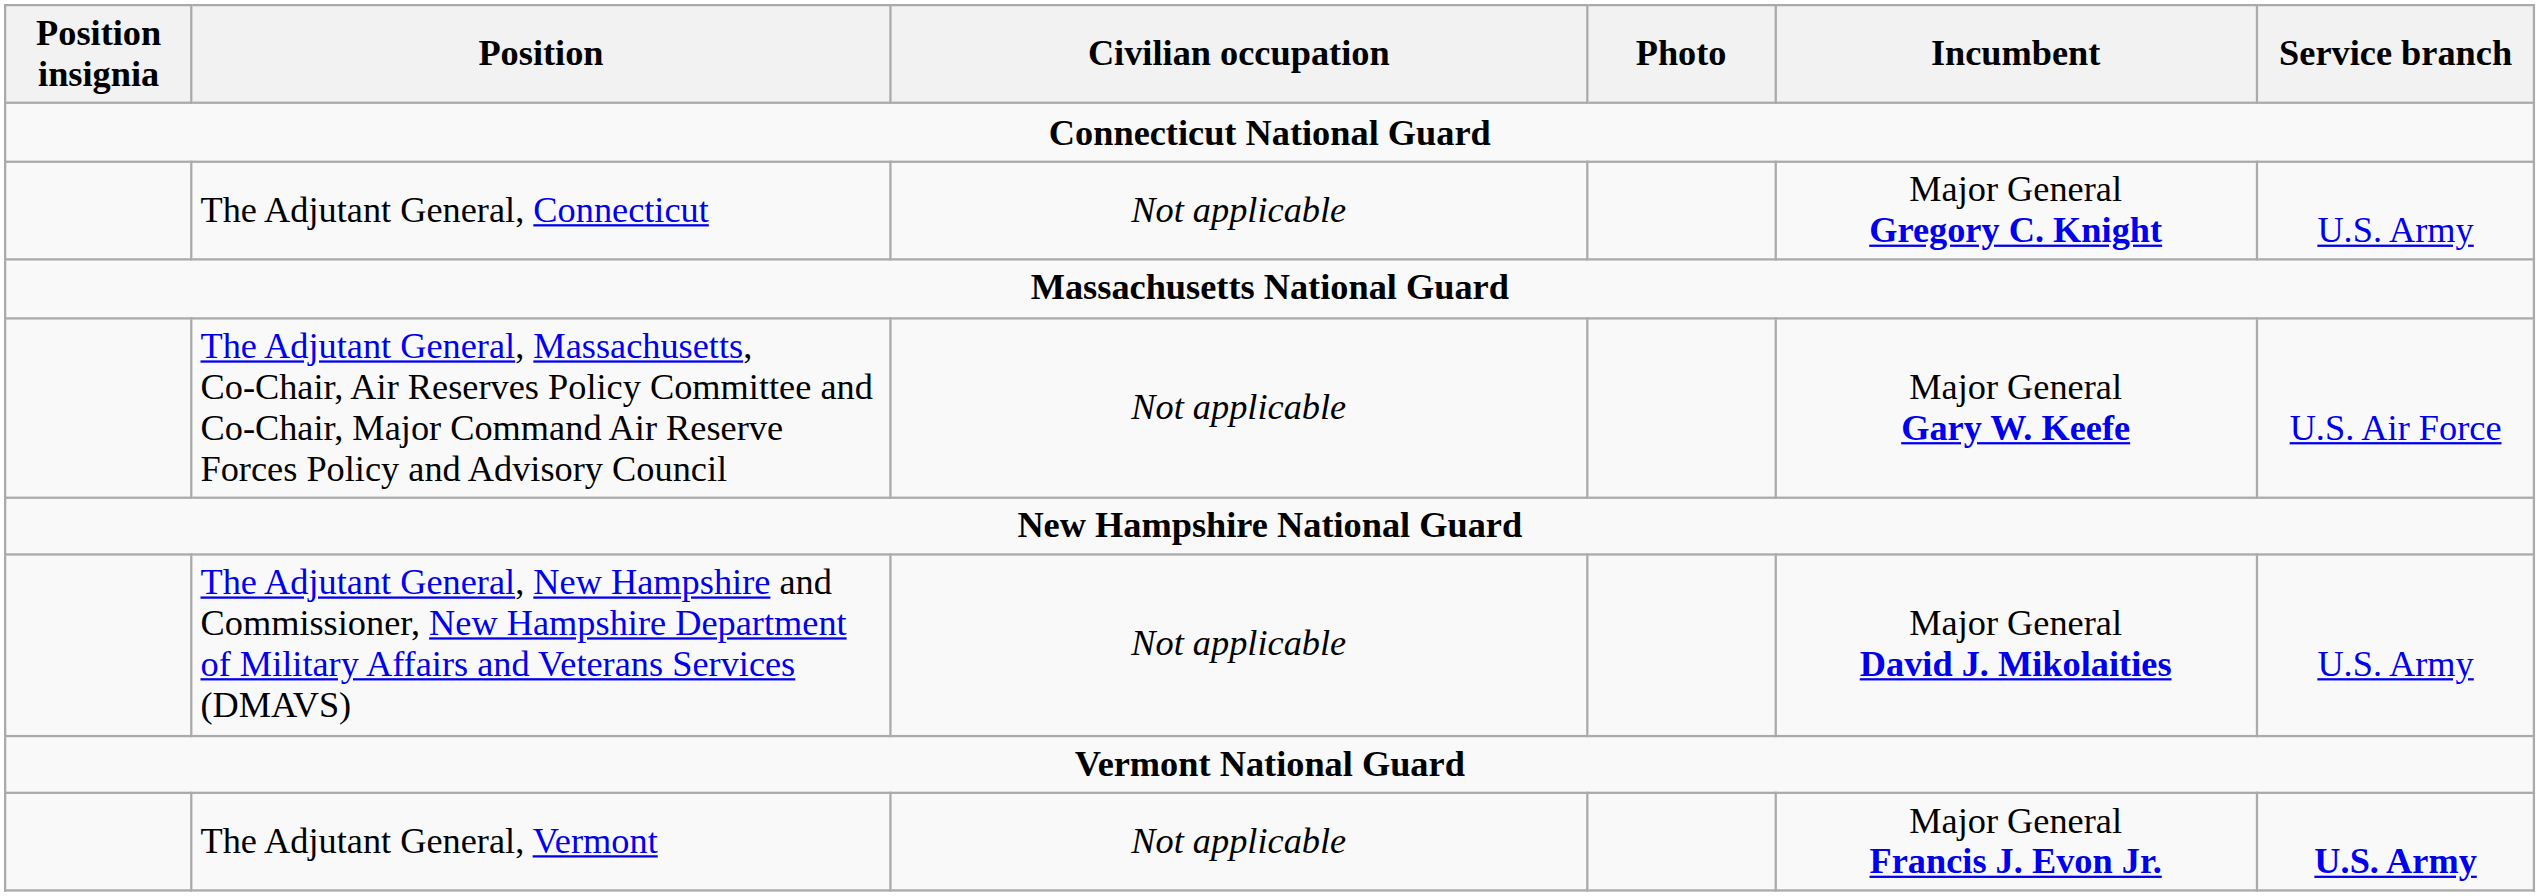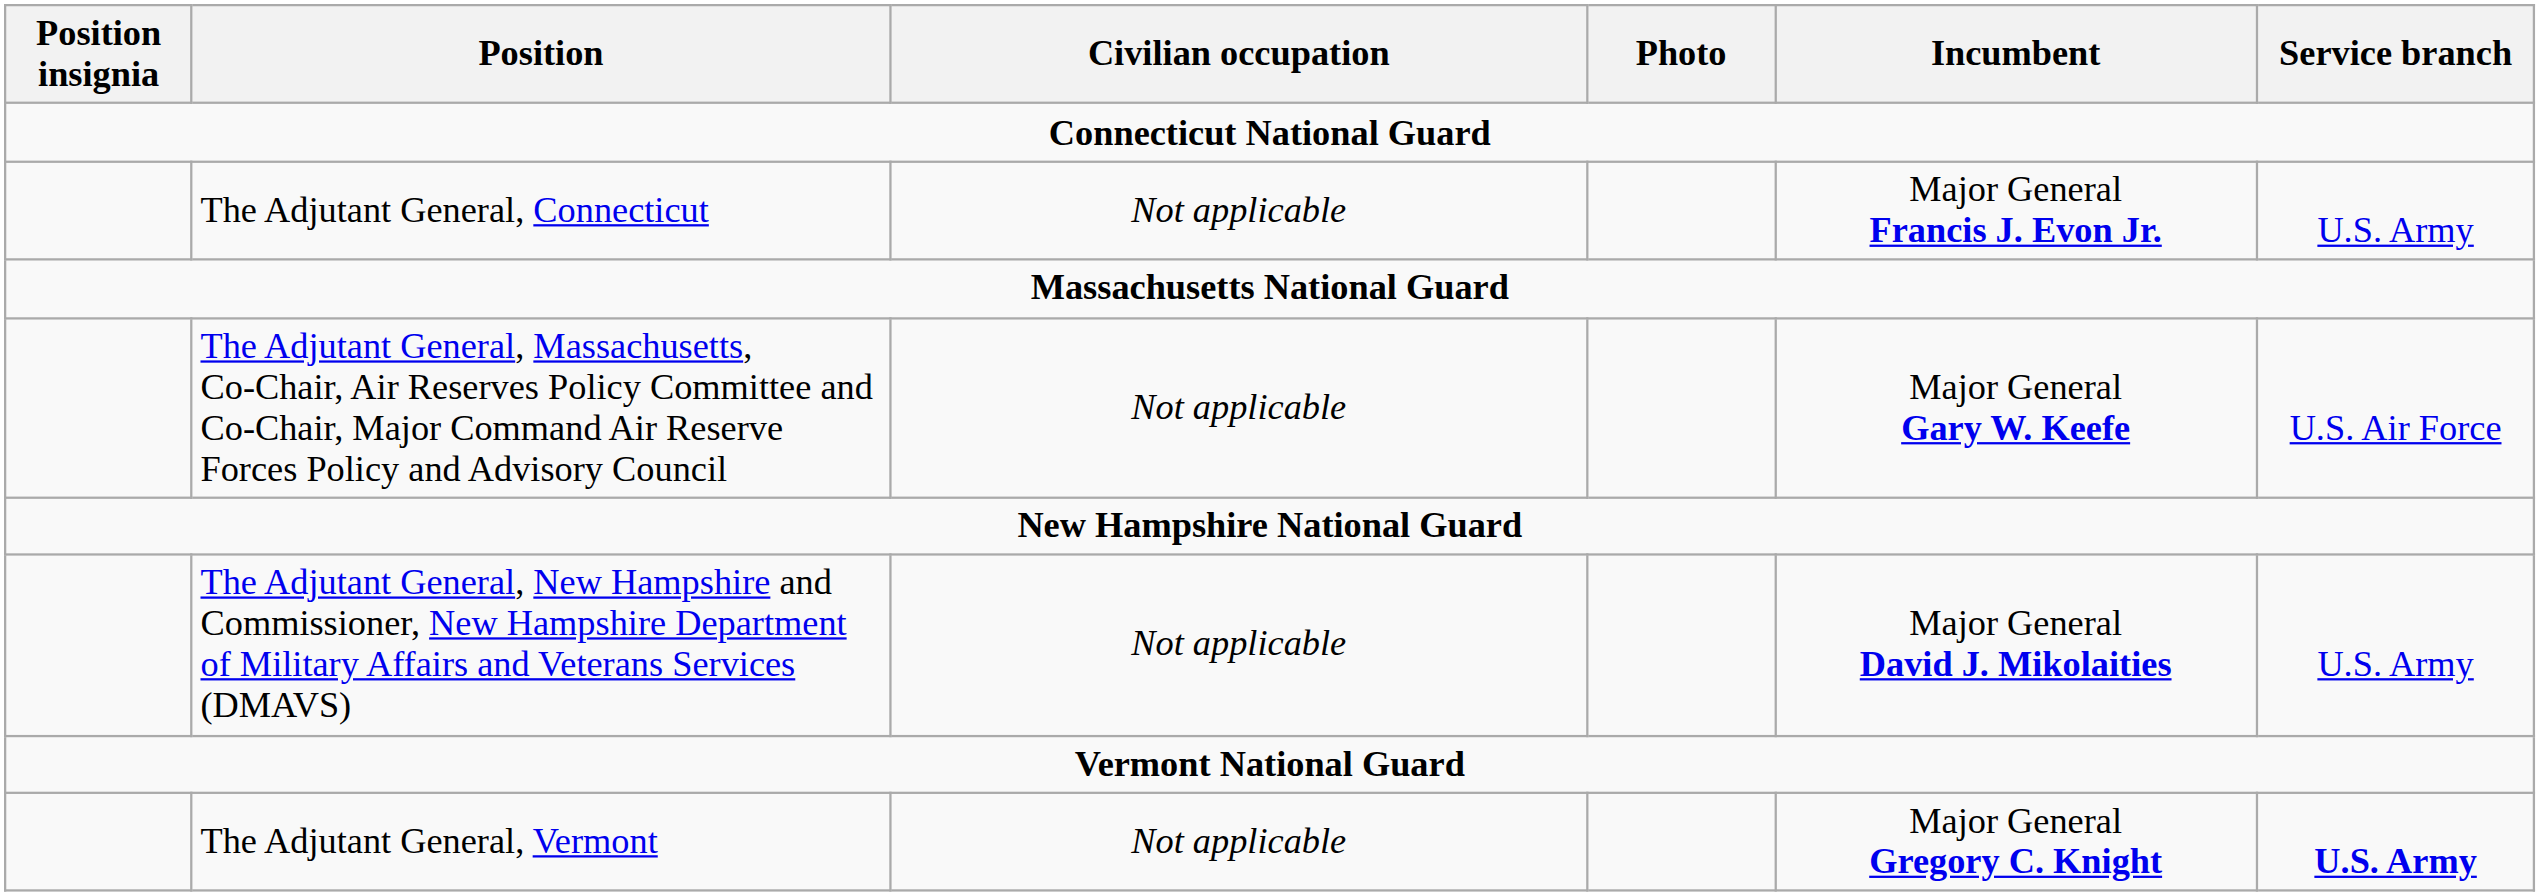(2016, 209) Major General Gregory C. Knight -> (2016, 209) Major General Francis J. Evon Jr.
(2016, 841) Major General Francis J. Evon Jr. -> (2016, 841) Major General Gregory C. Knight
